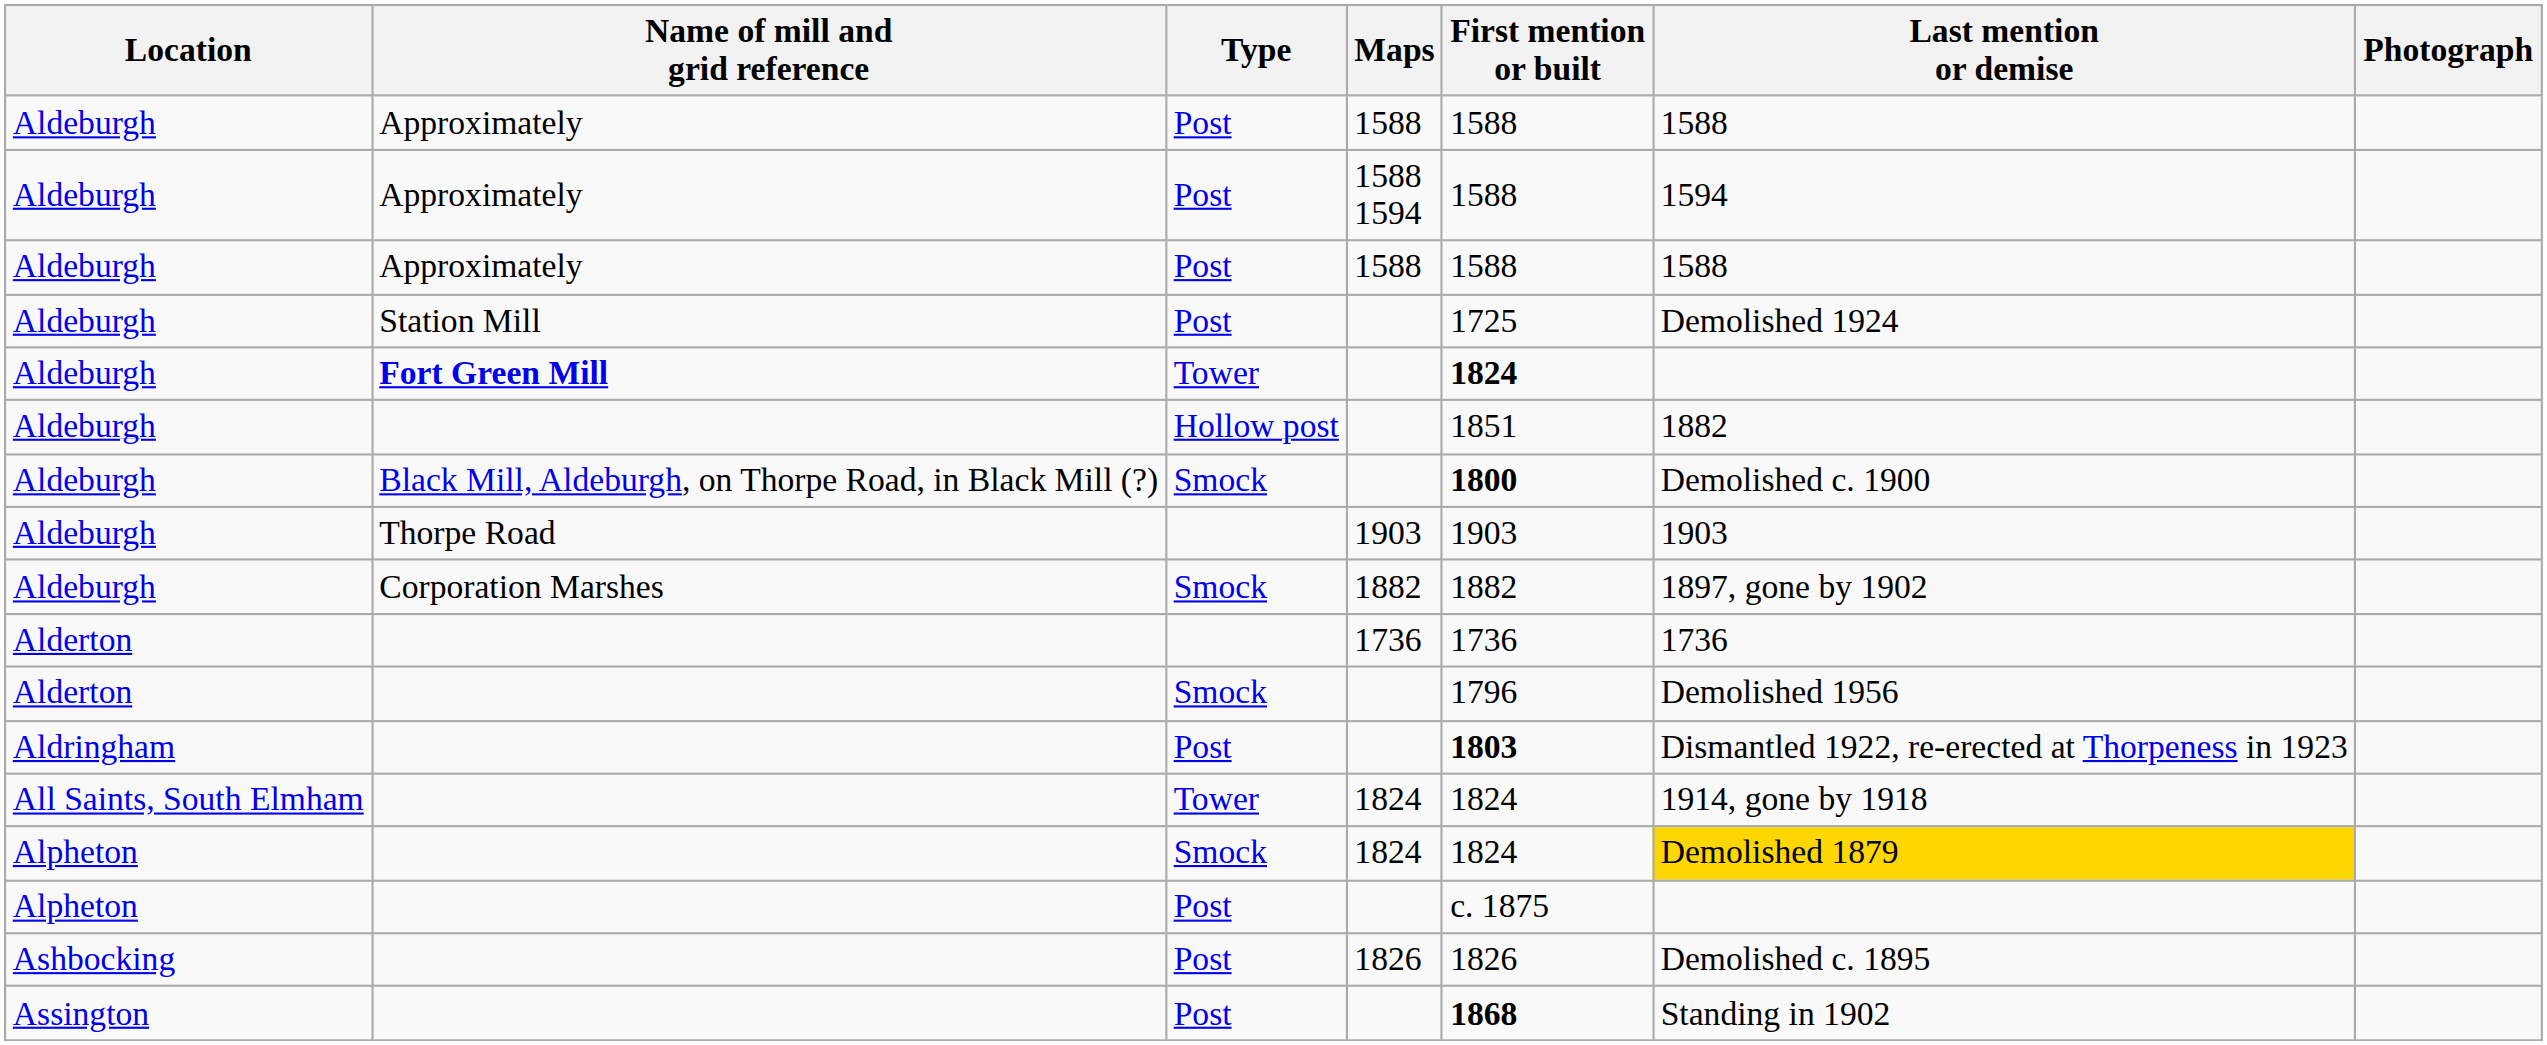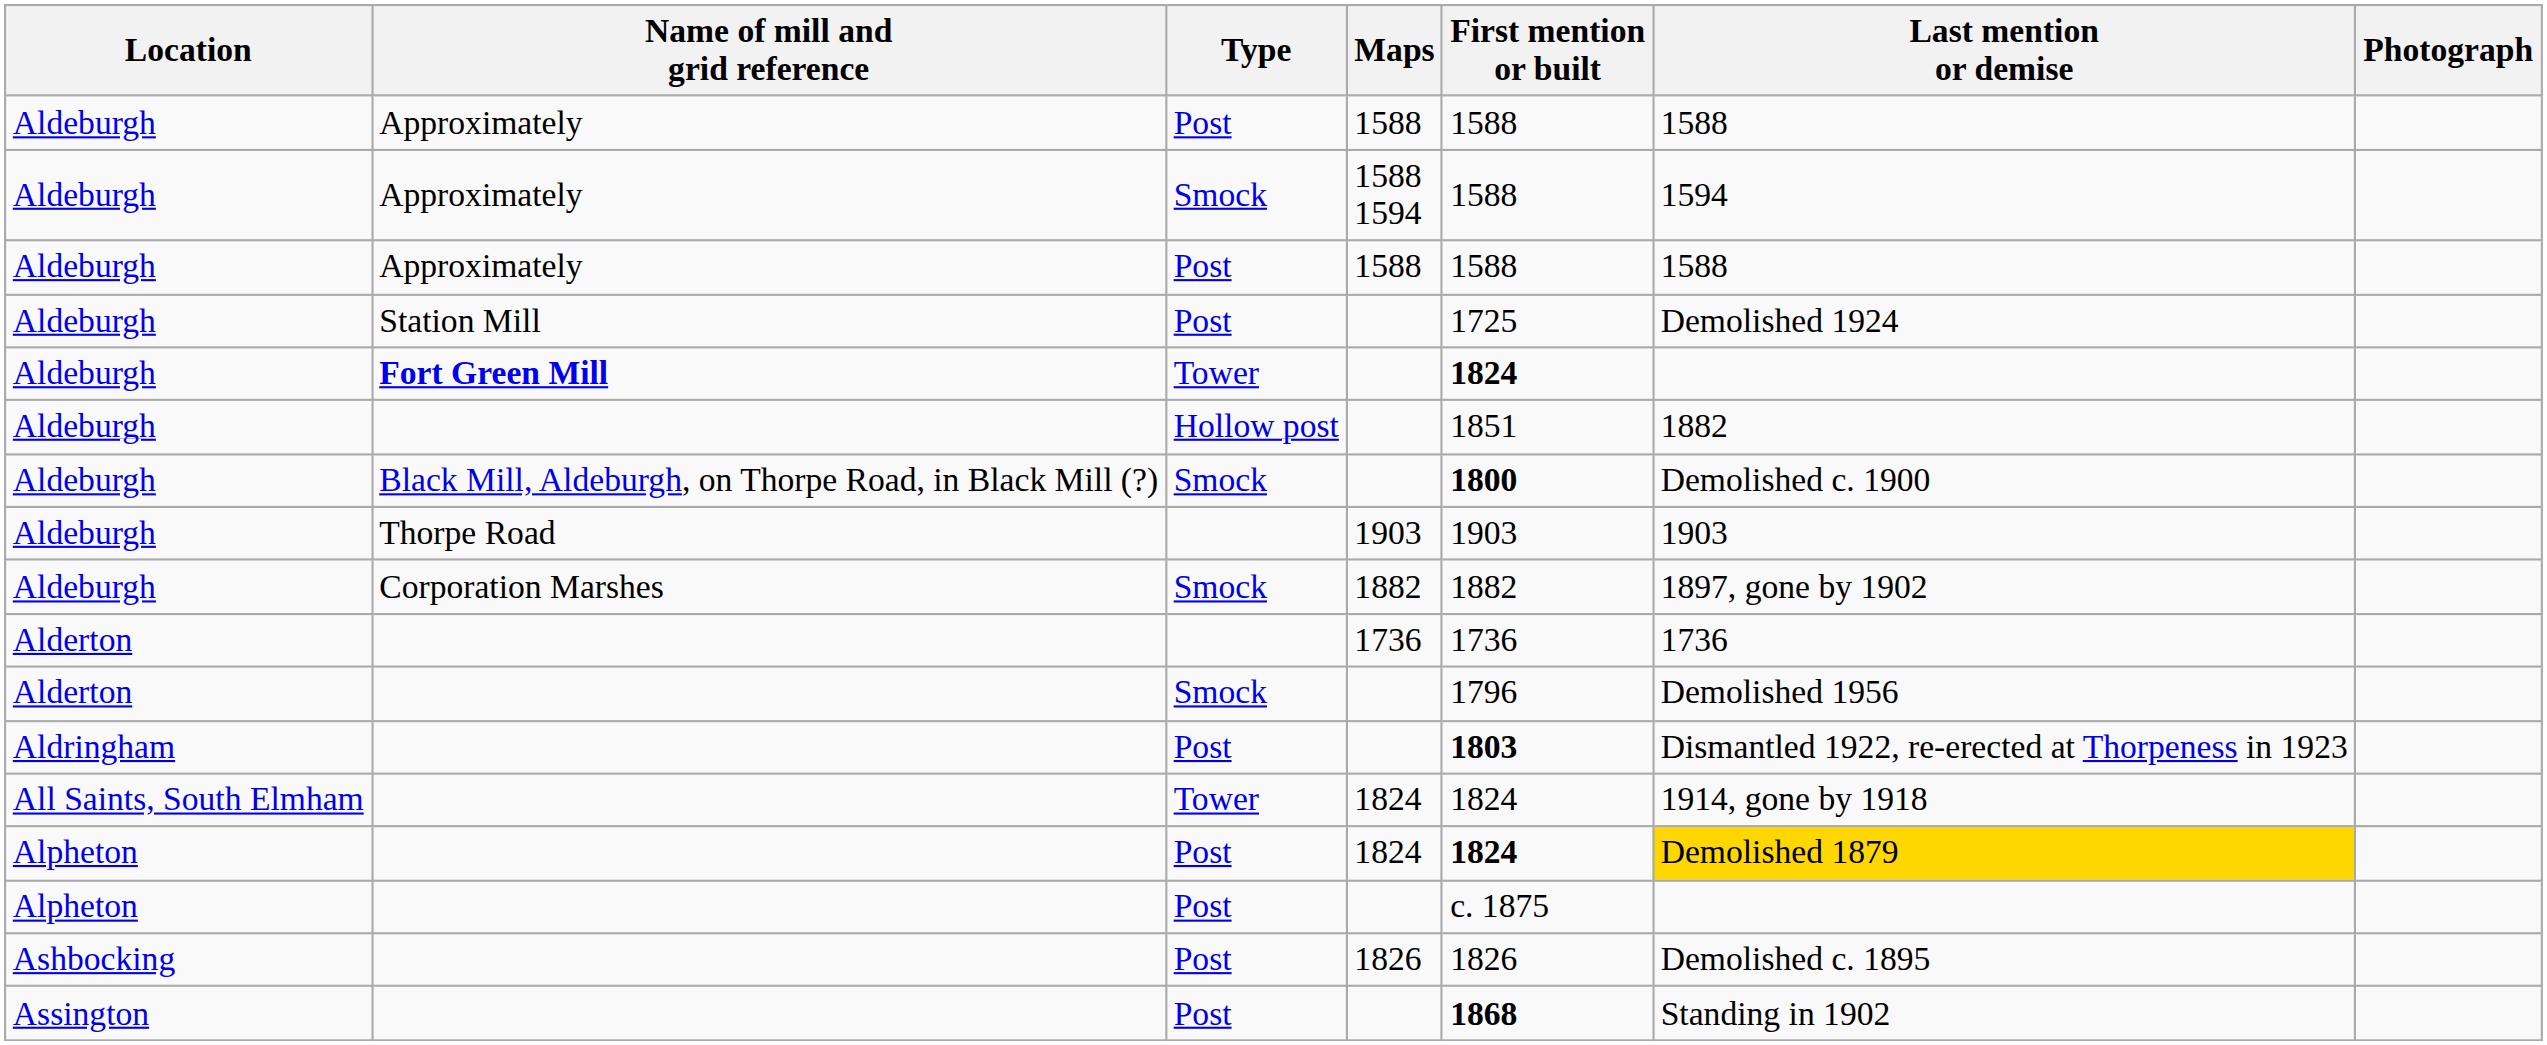(1203, 194) Post -> (1220, 194) Smock
(1220, 852) Smock -> (1203, 852) Post
(1484, 852) normal -> (1484, 852) bold
